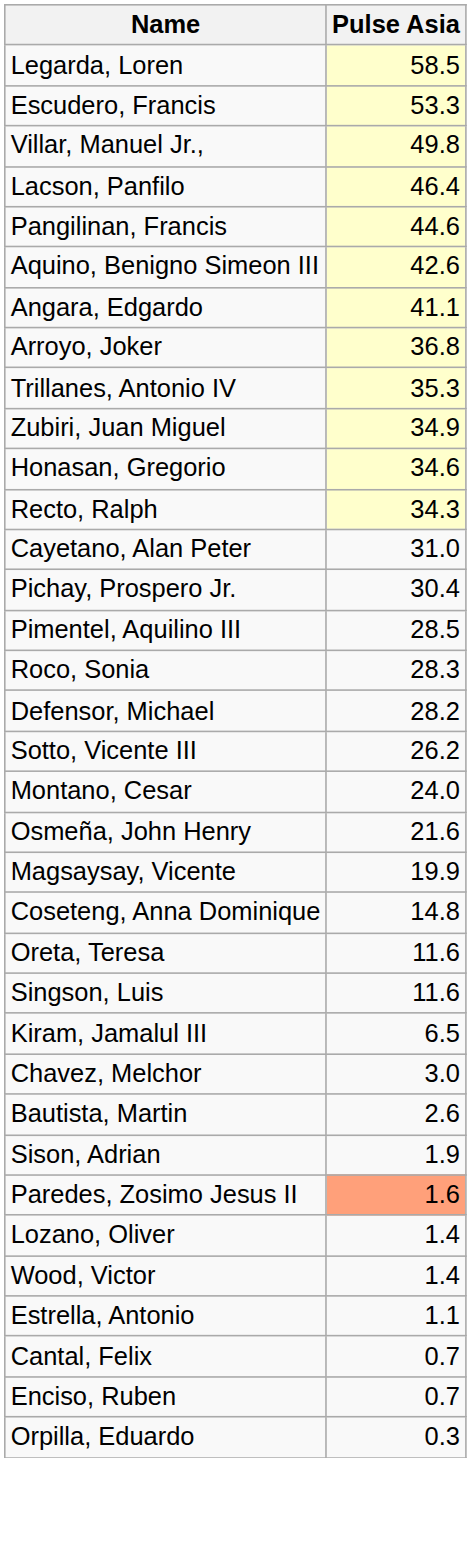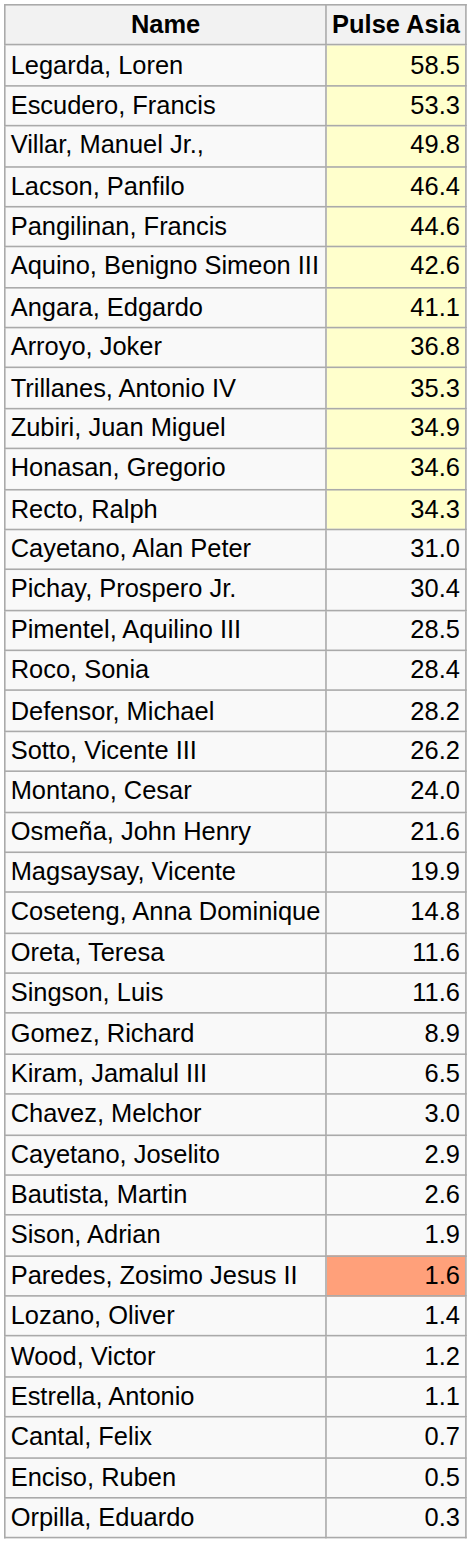(435, 670) 28.3 -> (435, 670) 28.4
+ row: (103, 1033)
+ row: (115, 1154)
(442, 1275) 1.4 -> (442, 1356) 1.2
(442, 1396) 0.7 -> (442, 1477) 0.5
